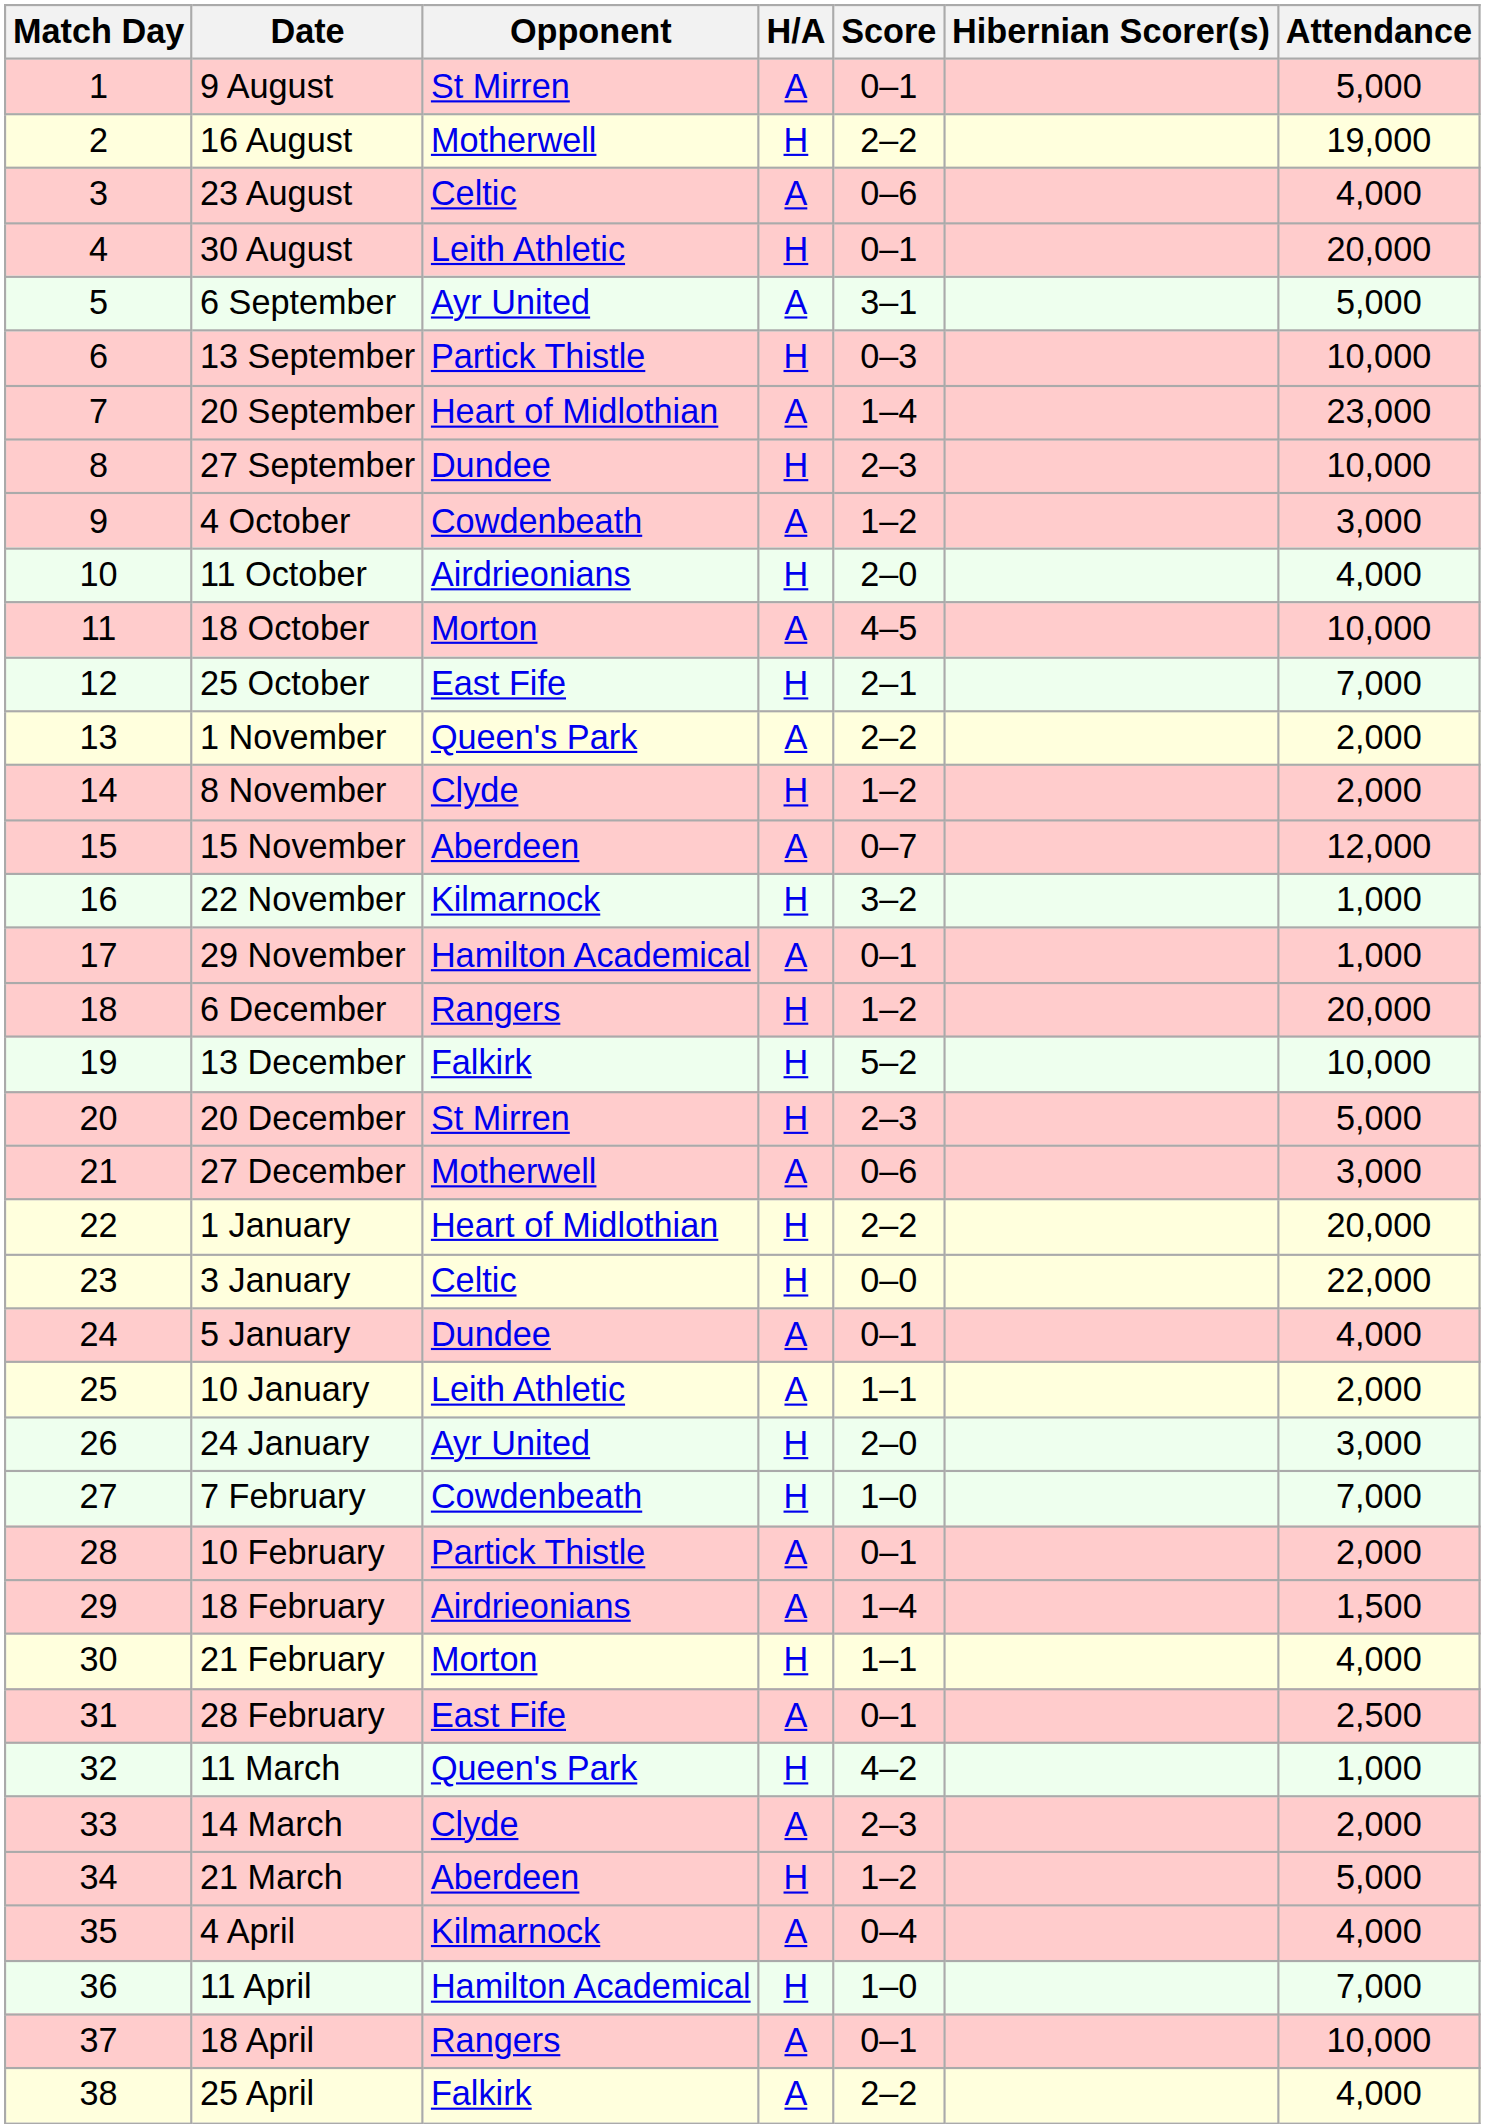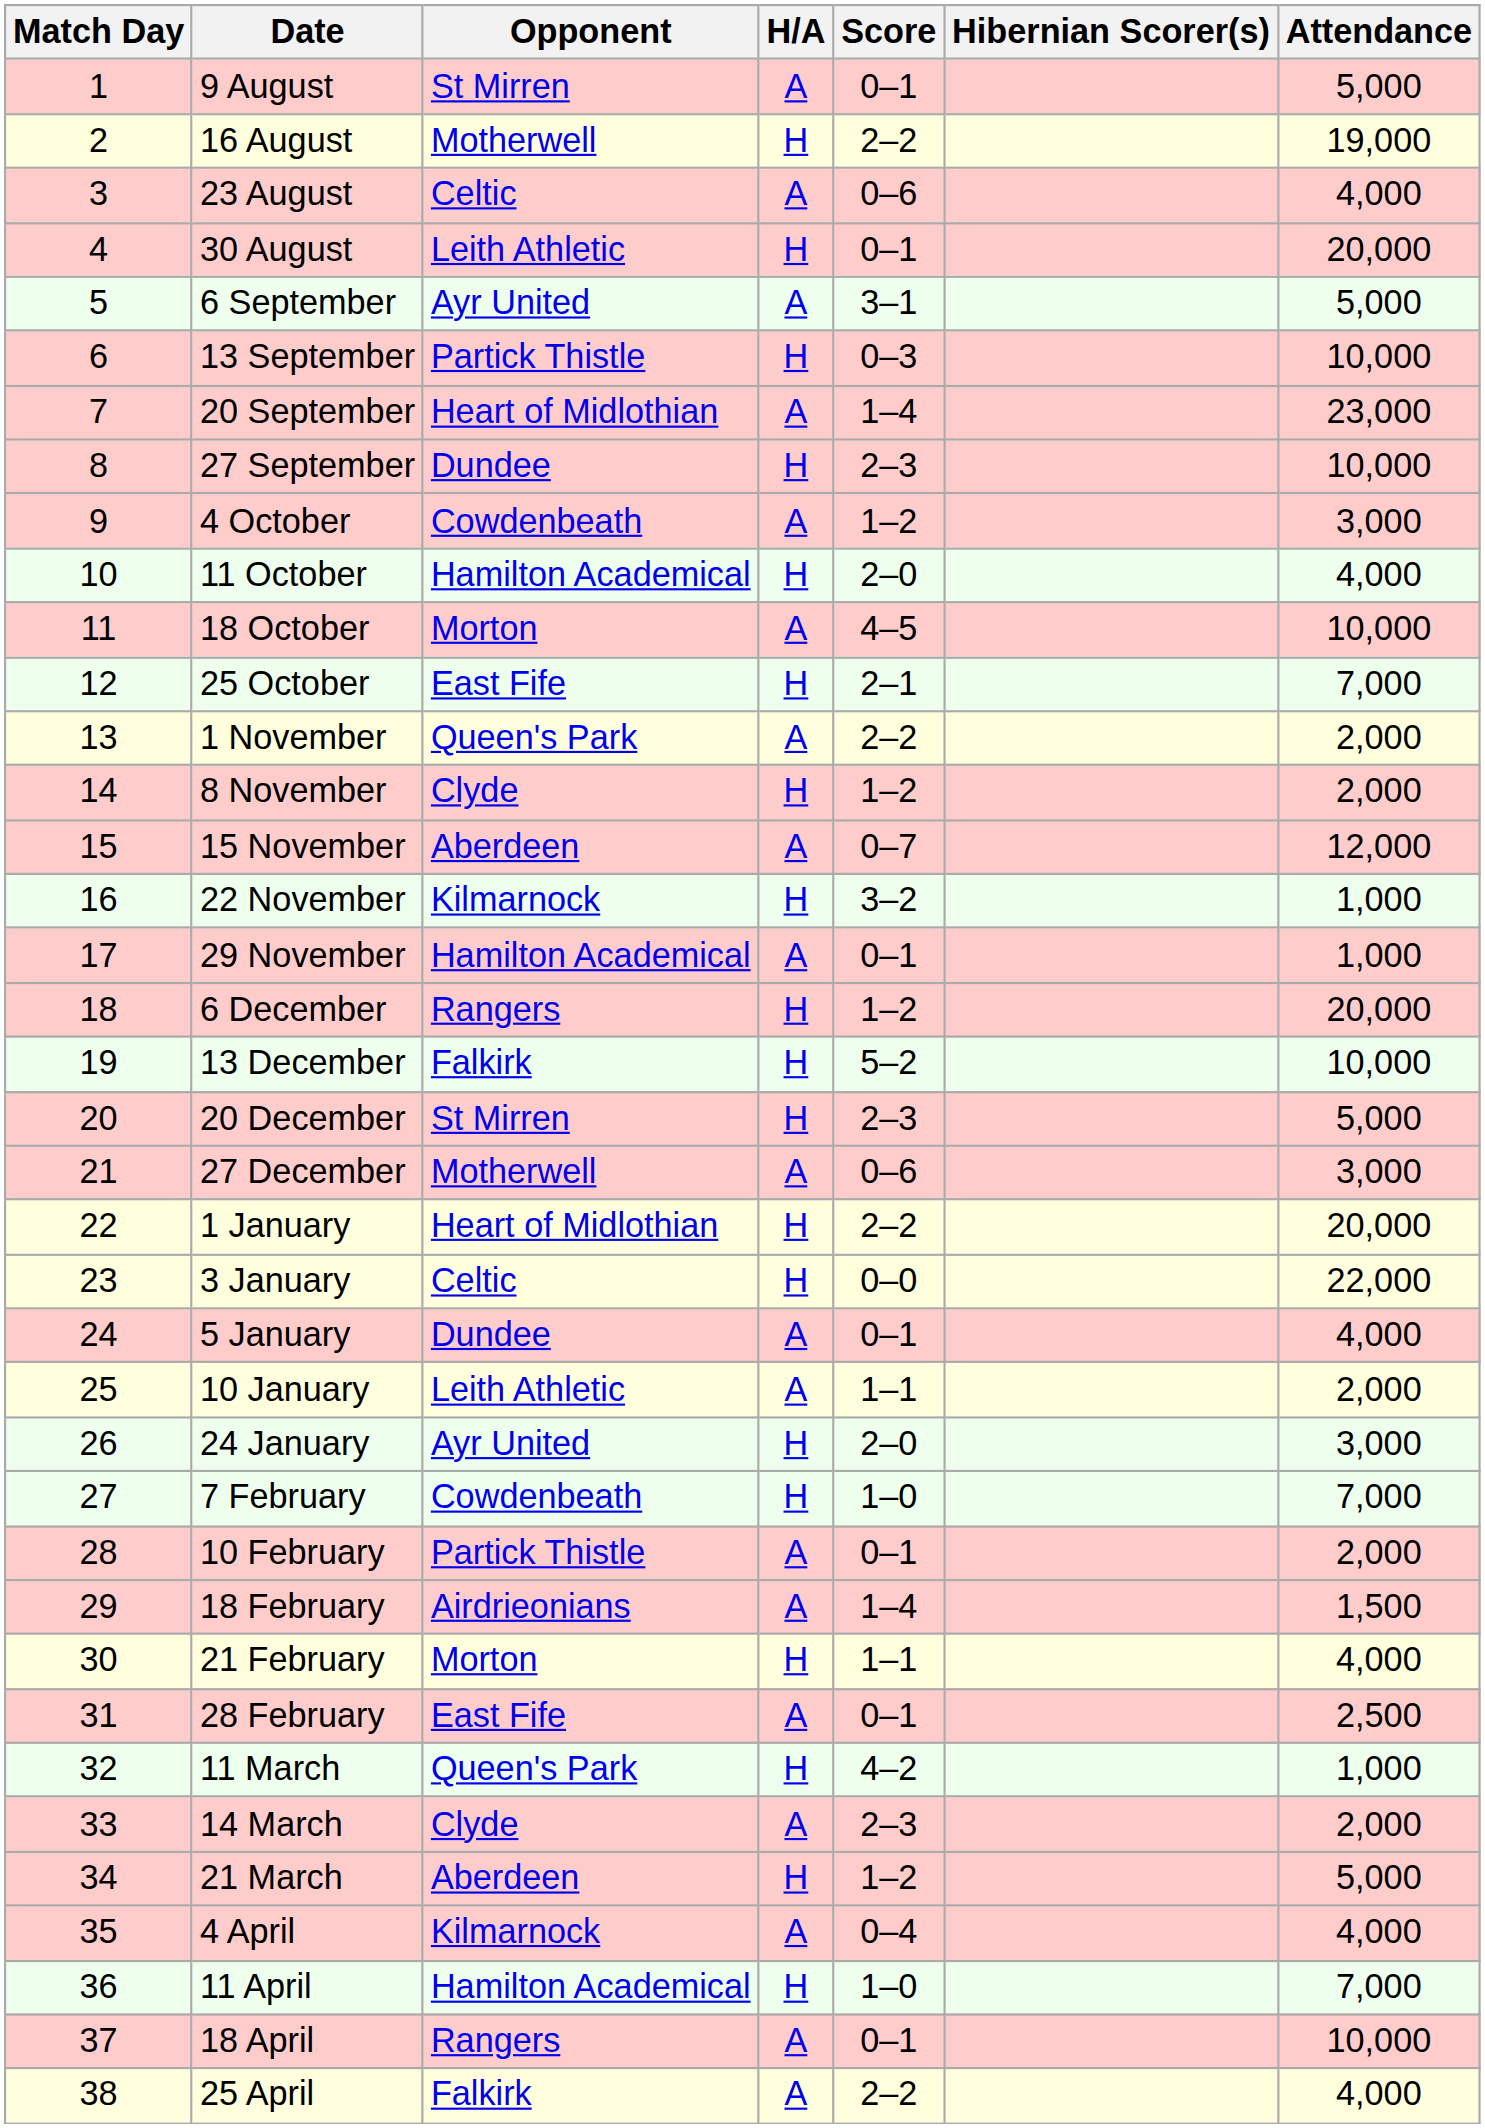(531, 574) Airdrieonians -> (591, 574) Hamilton Academical
